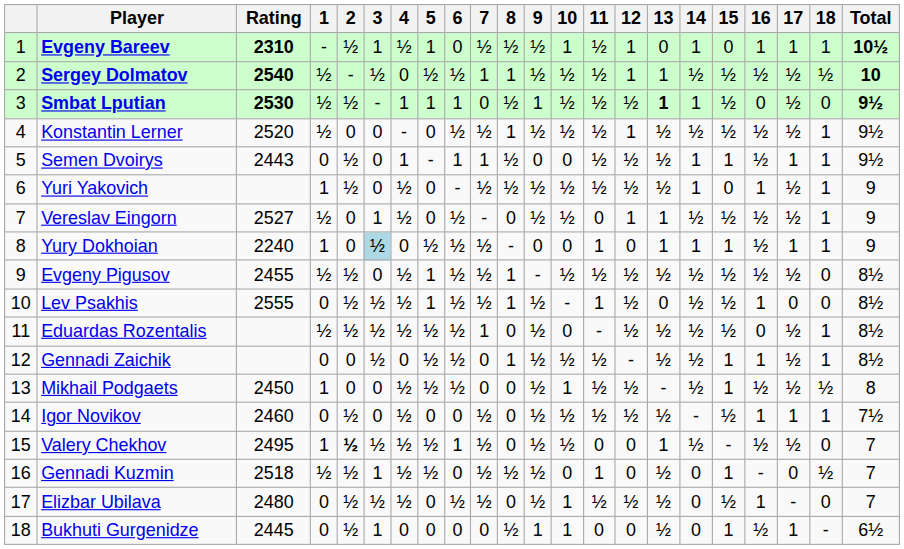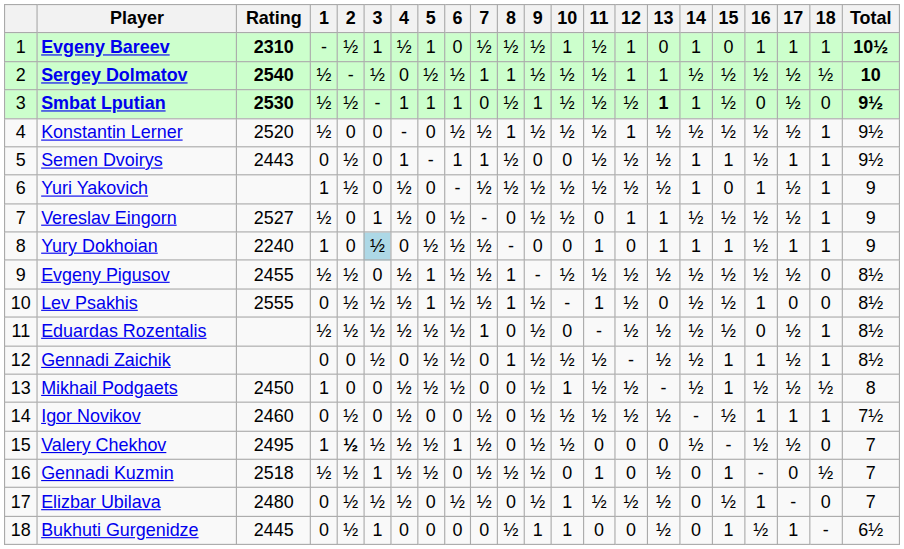(663, 445) 1 -> (663, 445) 0
